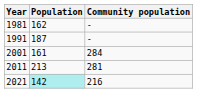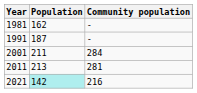(39, 53) 161 -> (39, 53) 211
